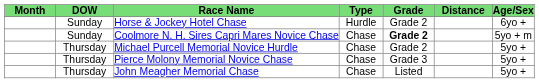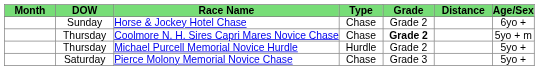(361, 23) Hurdle -> (361, 23) Chase
(85, 35) Sunday -> (85, 35) Thursday
(361, 47) Chase -> (361, 47) Hurdle
(85, 59) Thursday -> (85, 59) Saturday
- row: (186, 72)
